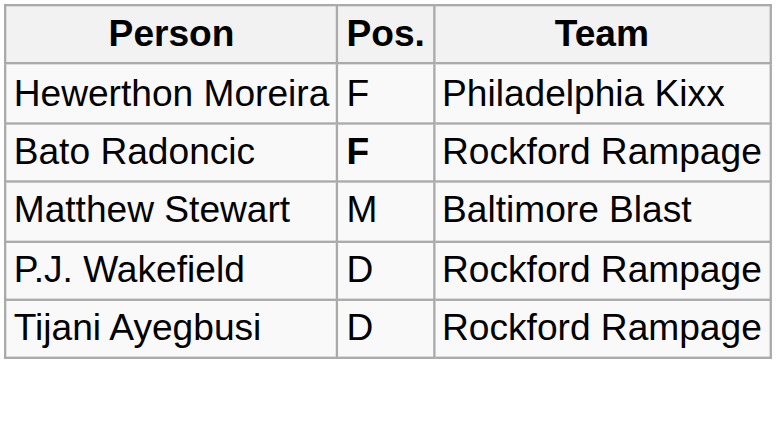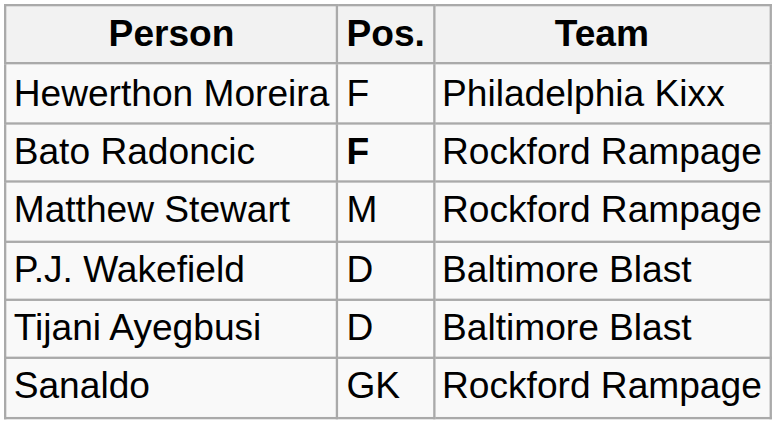(567, 210) Baltimore Blast -> (602, 210) Rockford Rampage
(602, 269) Rockford Rampage -> (567, 269) Baltimore Blast
(602, 328) Rockford Rampage -> (567, 328) Baltimore Blast
+ row: (82, 387)
